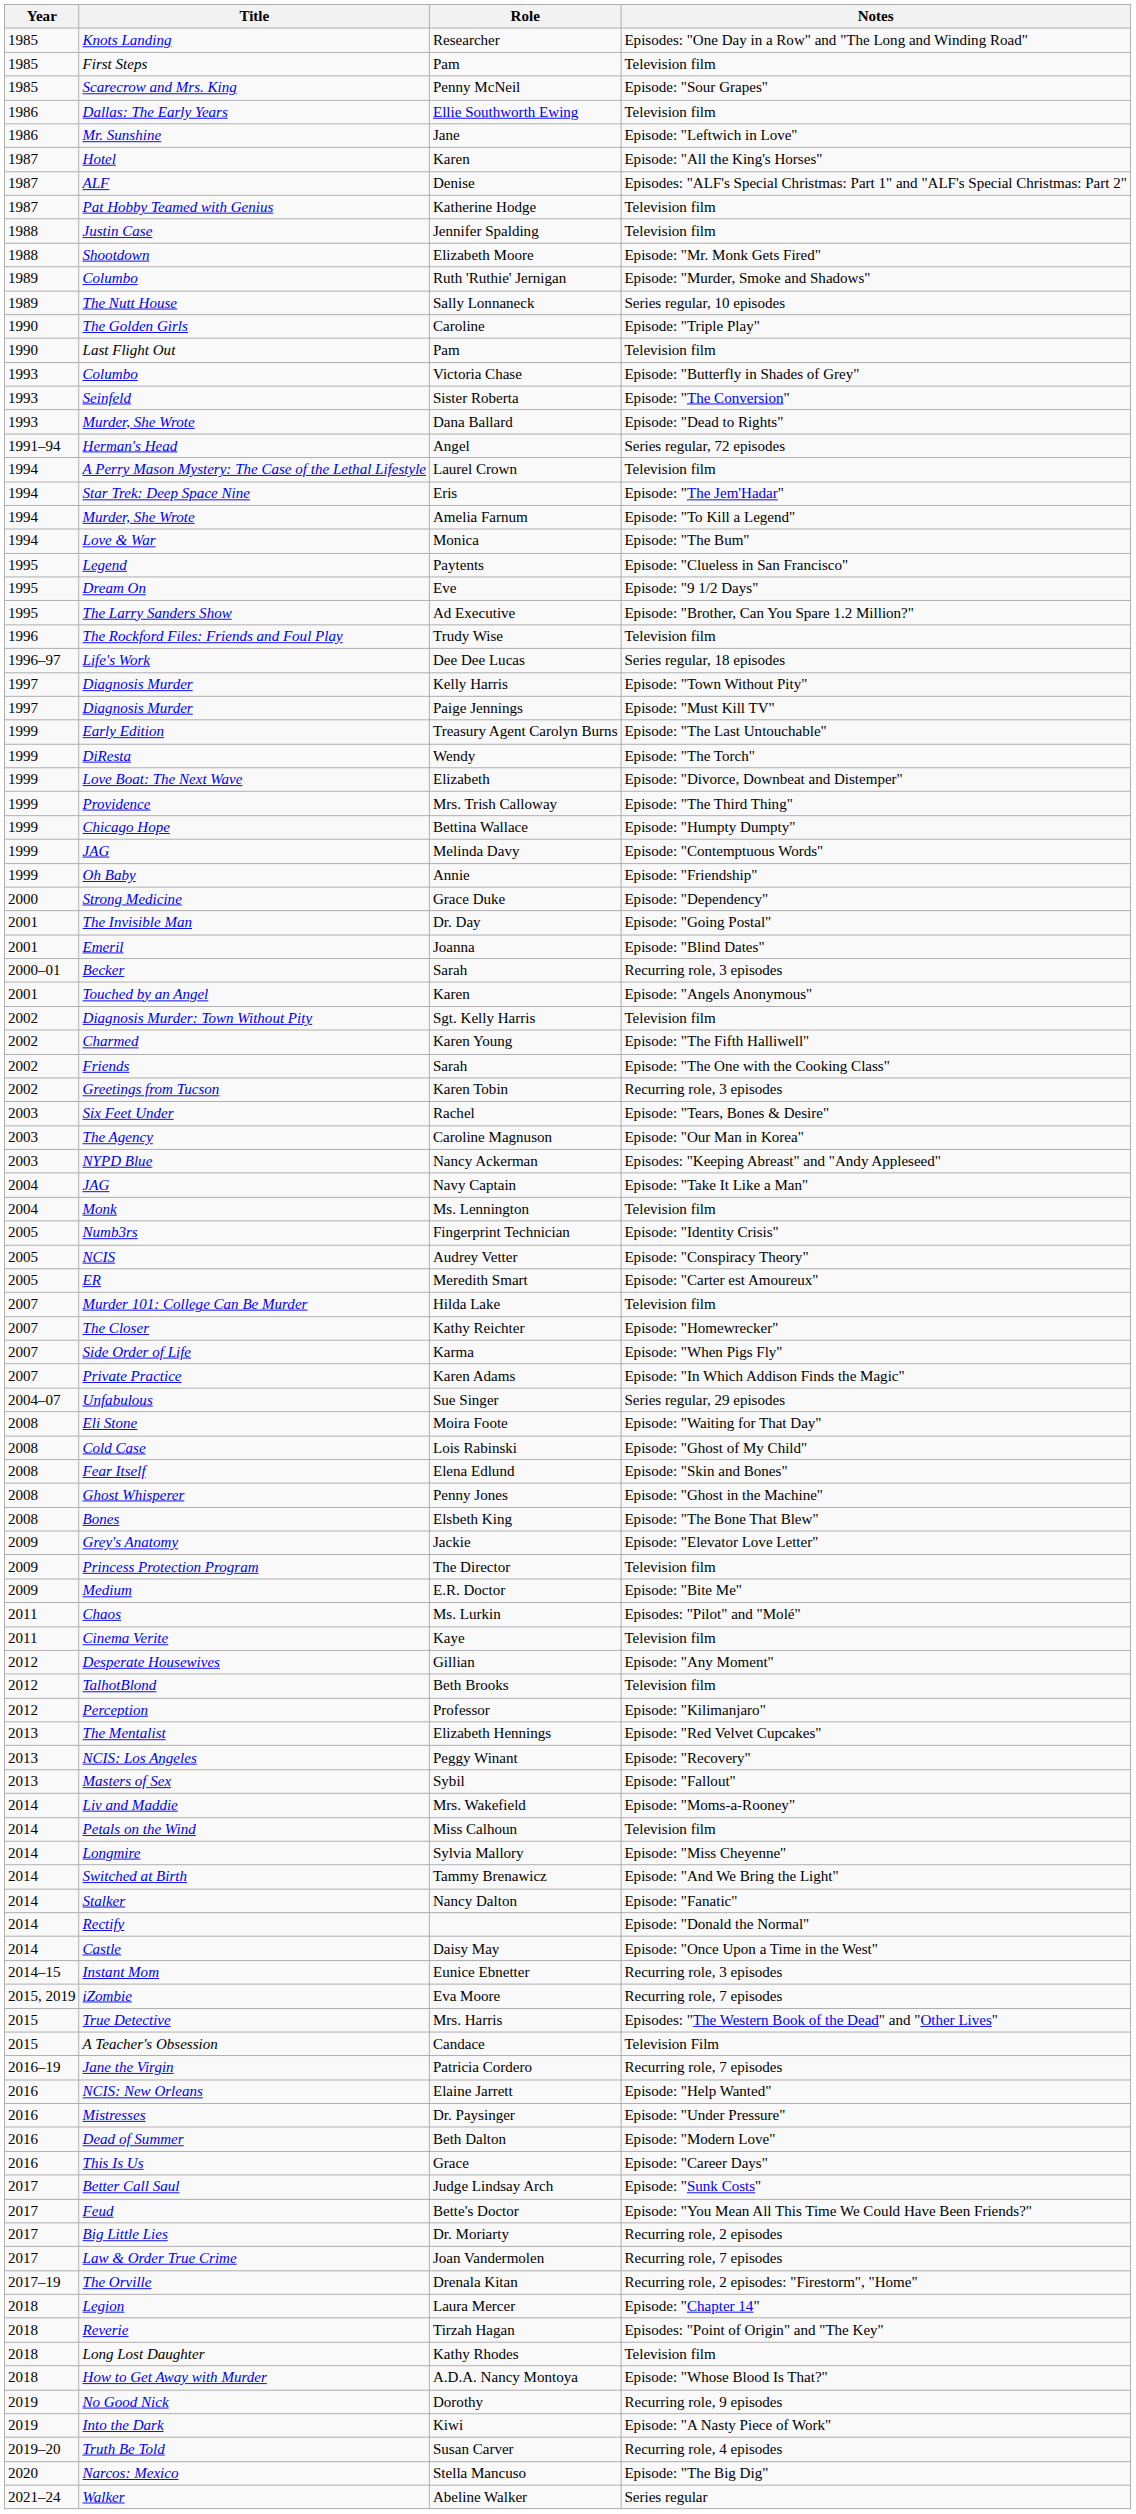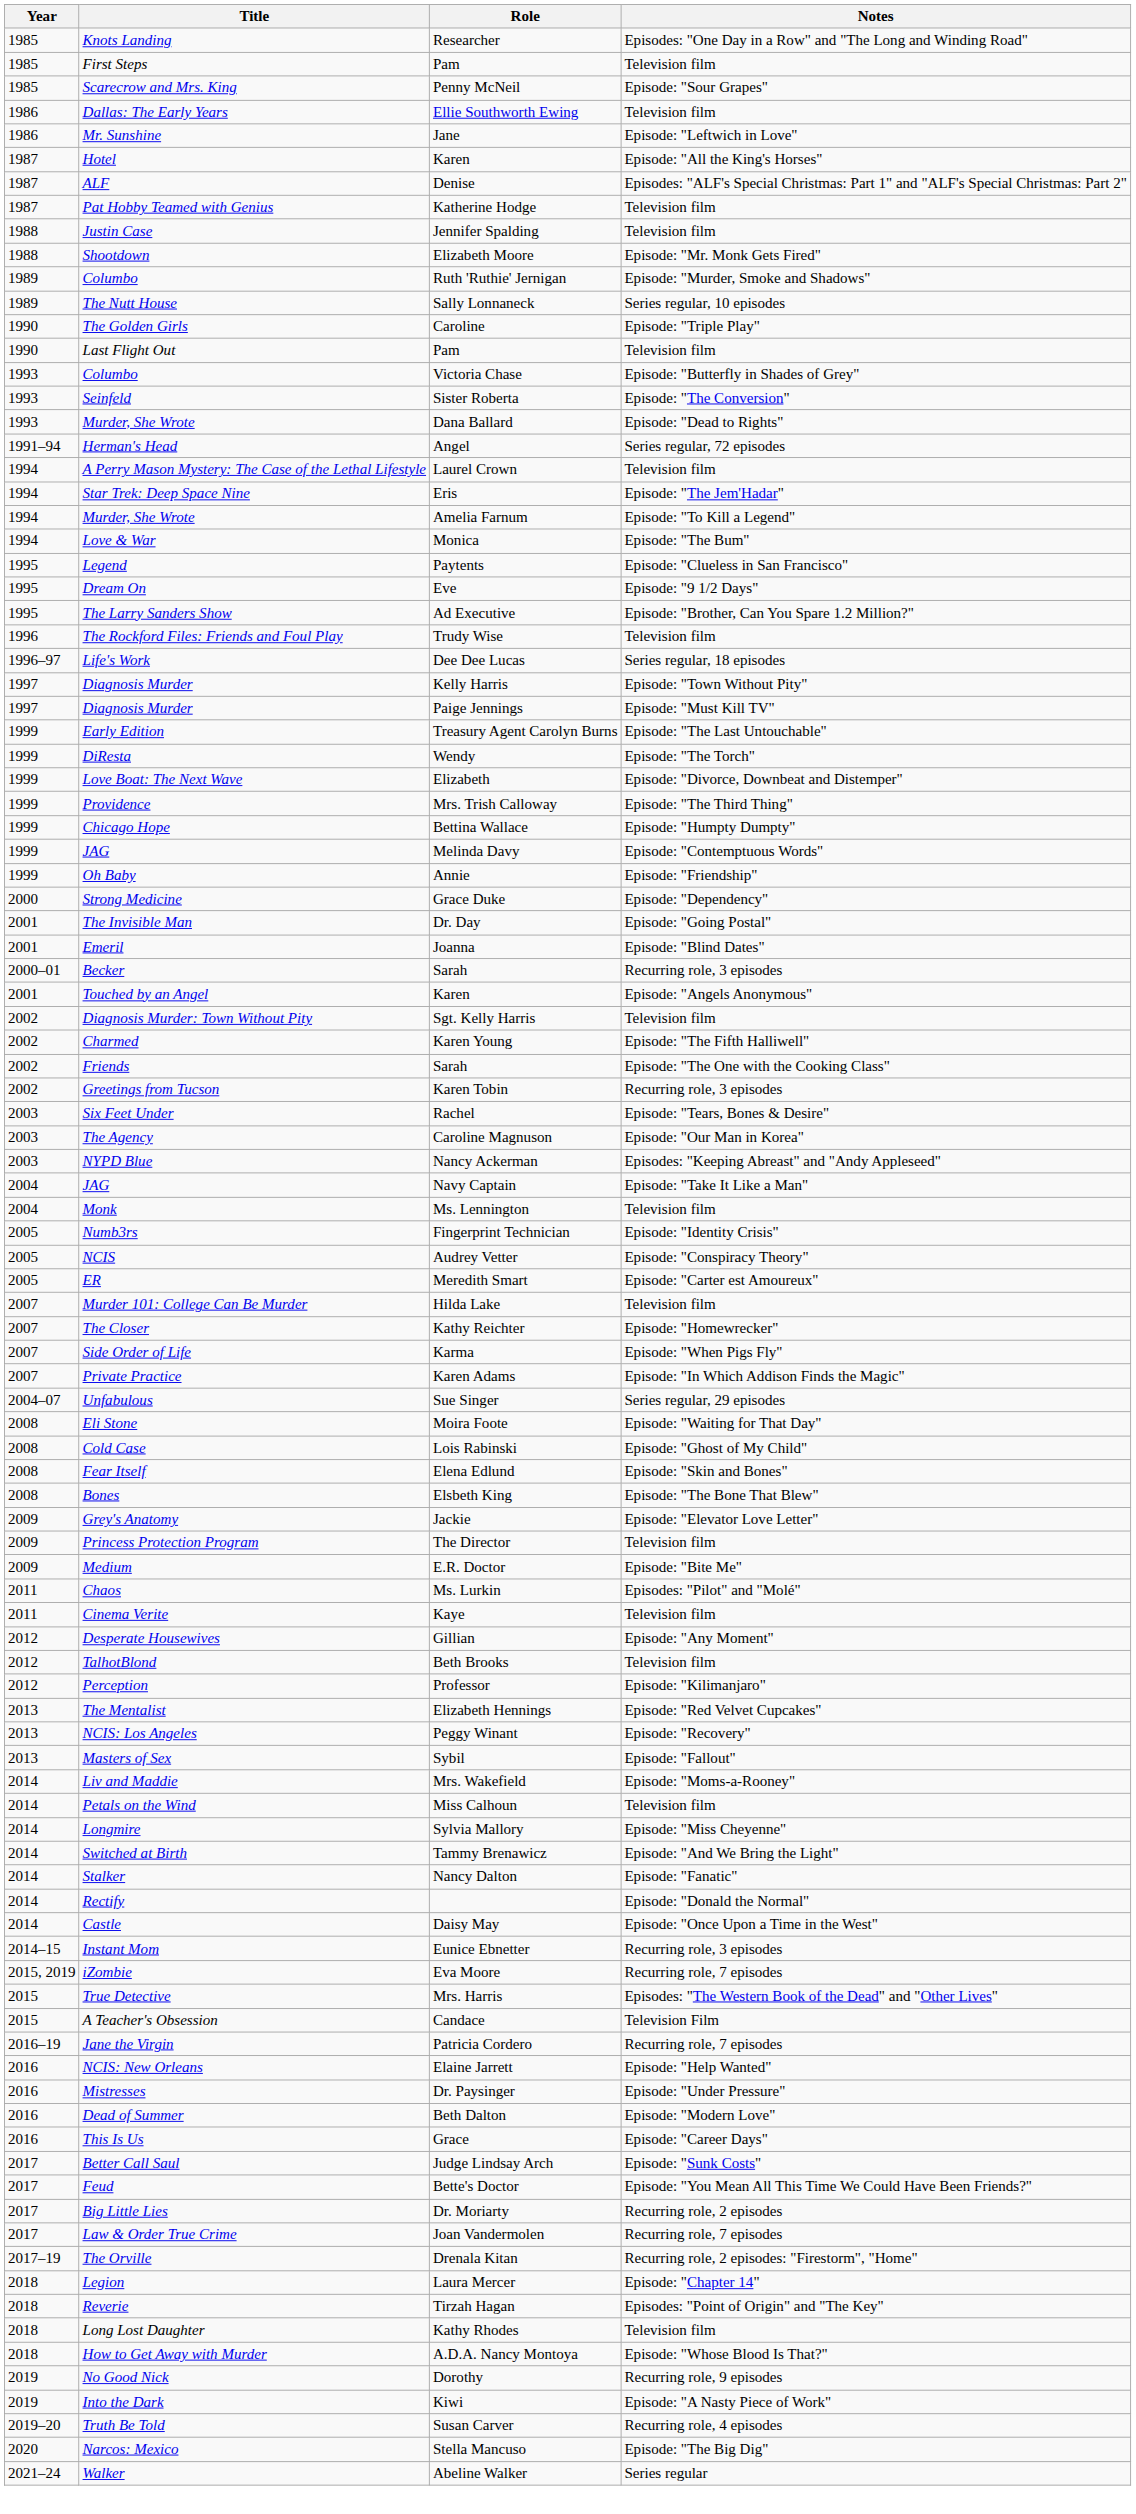- row: (133, 1495)
